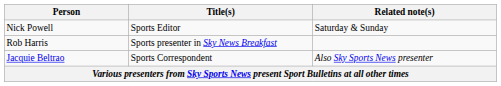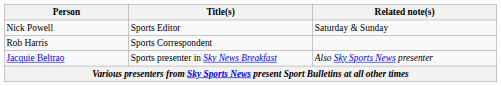(204, 43) Sports presenter in Sky News Breakfast -> (171, 43) Sports Correspondent
(171, 58) Sports Correspondent -> (204, 58) Sports presenter in Sky News Breakfast
